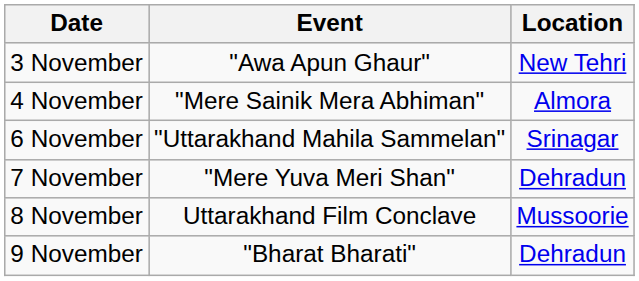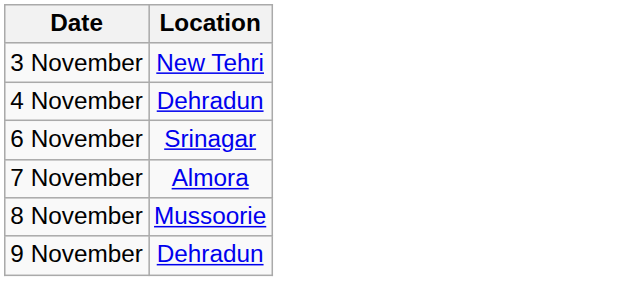- column: (330, 23)
(573, 100) Almora -> (210, 100) Dehradun
(573, 178) Dehradun -> (210, 178) Almora
